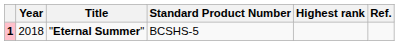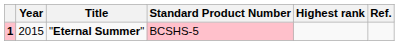(31, 31) 2018 -> (31, 31) 2015
(174, 31) no background -> (174, 31) pink background
